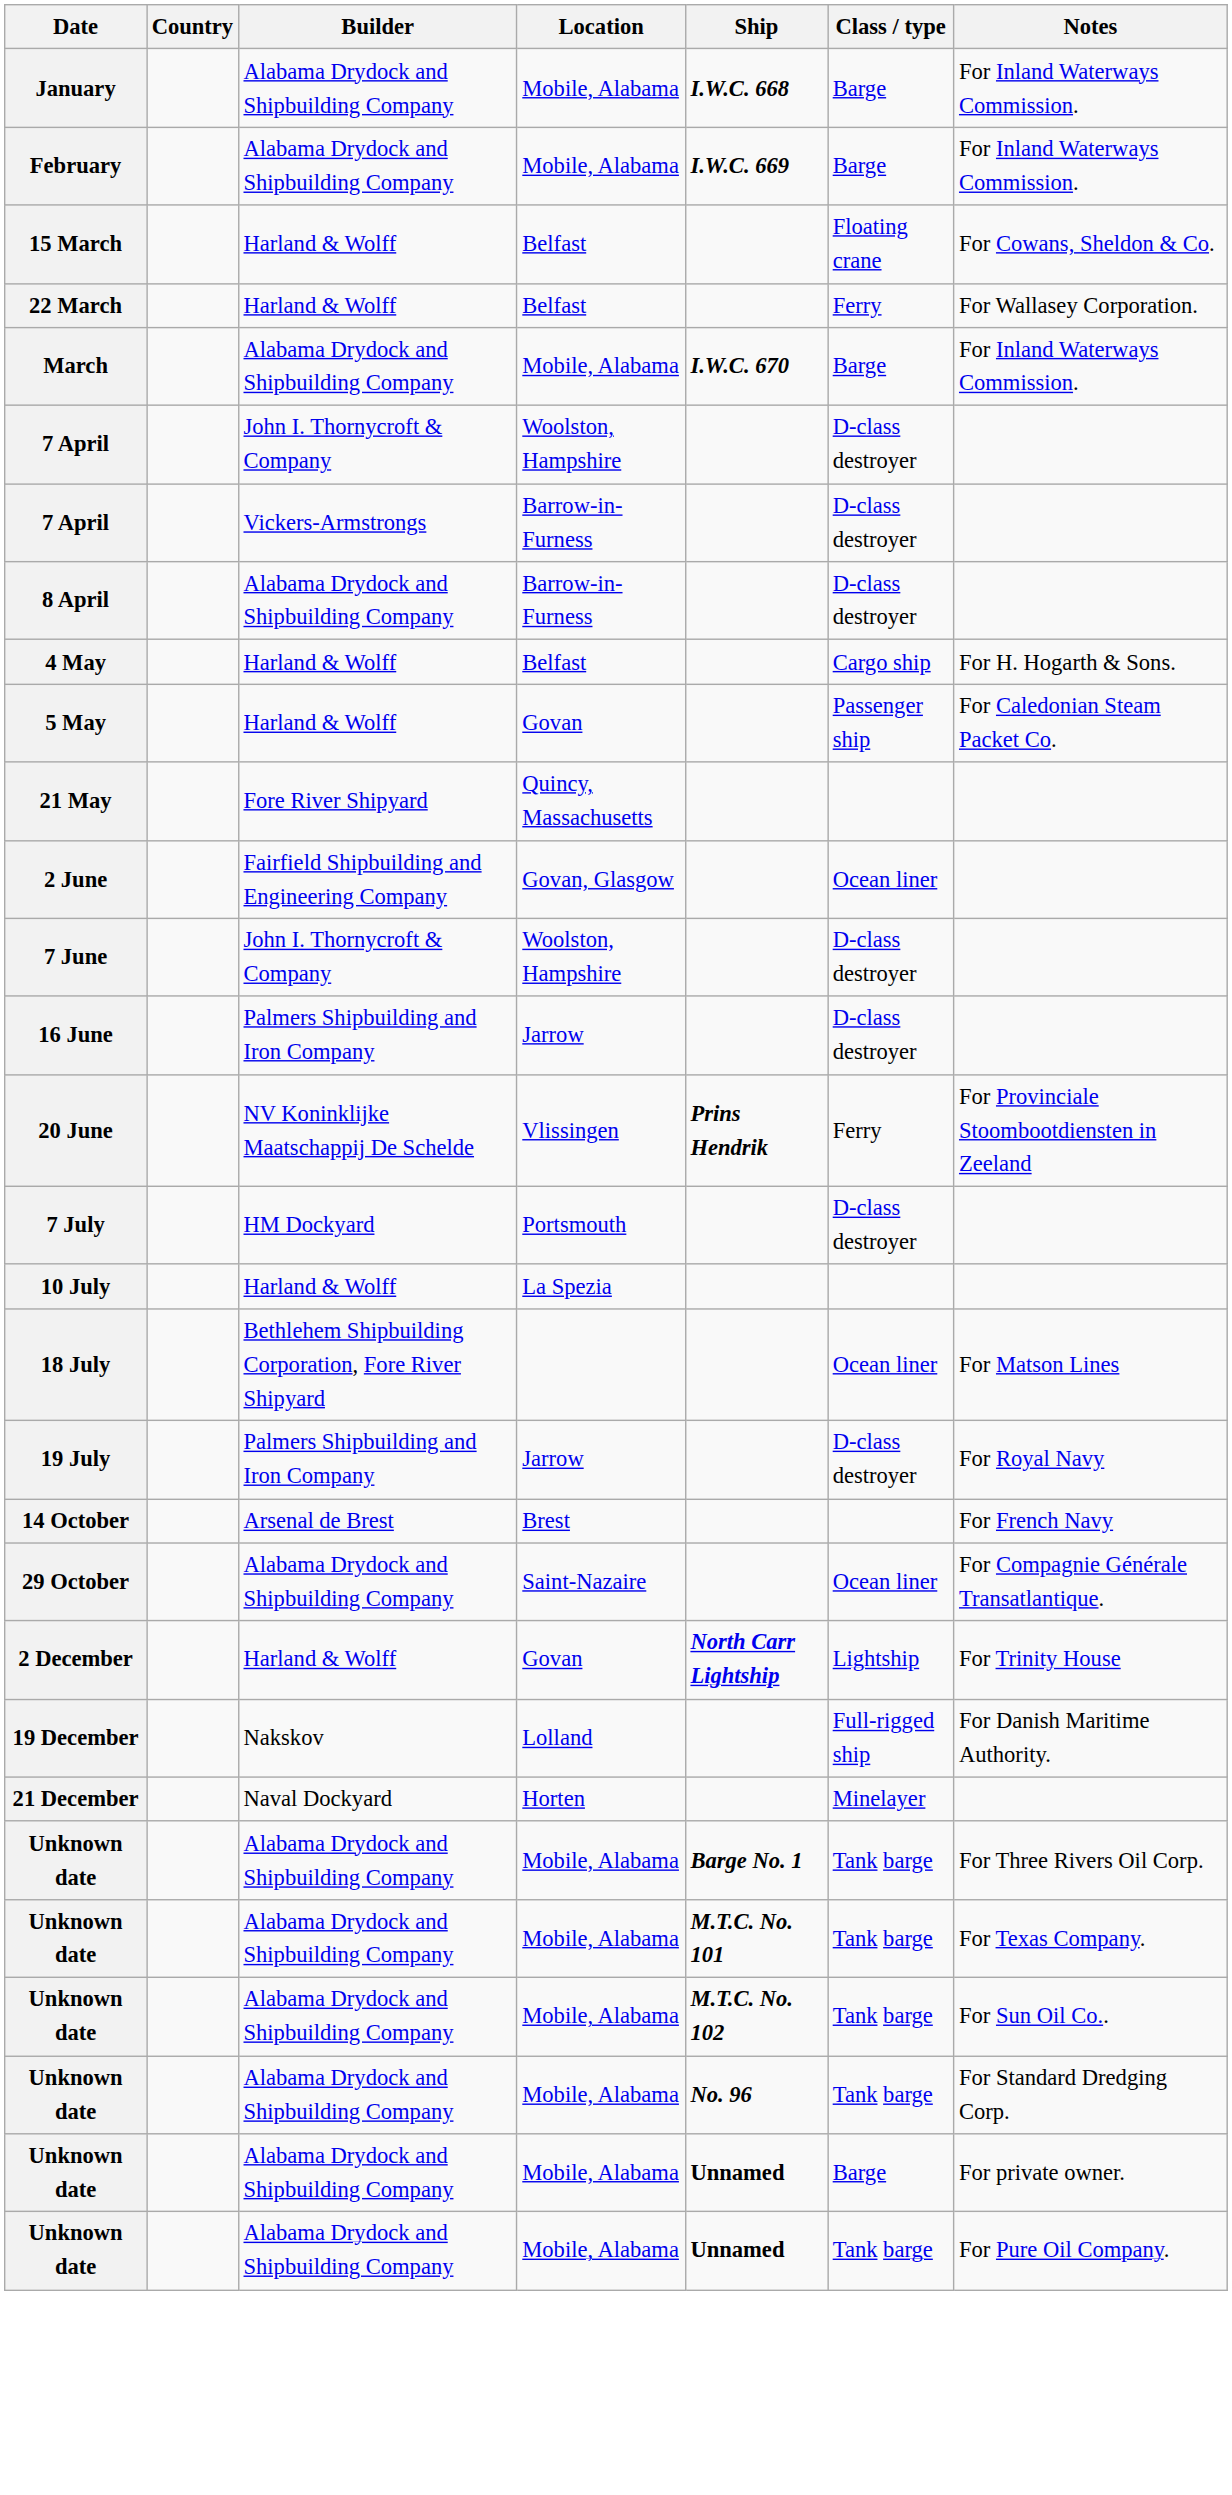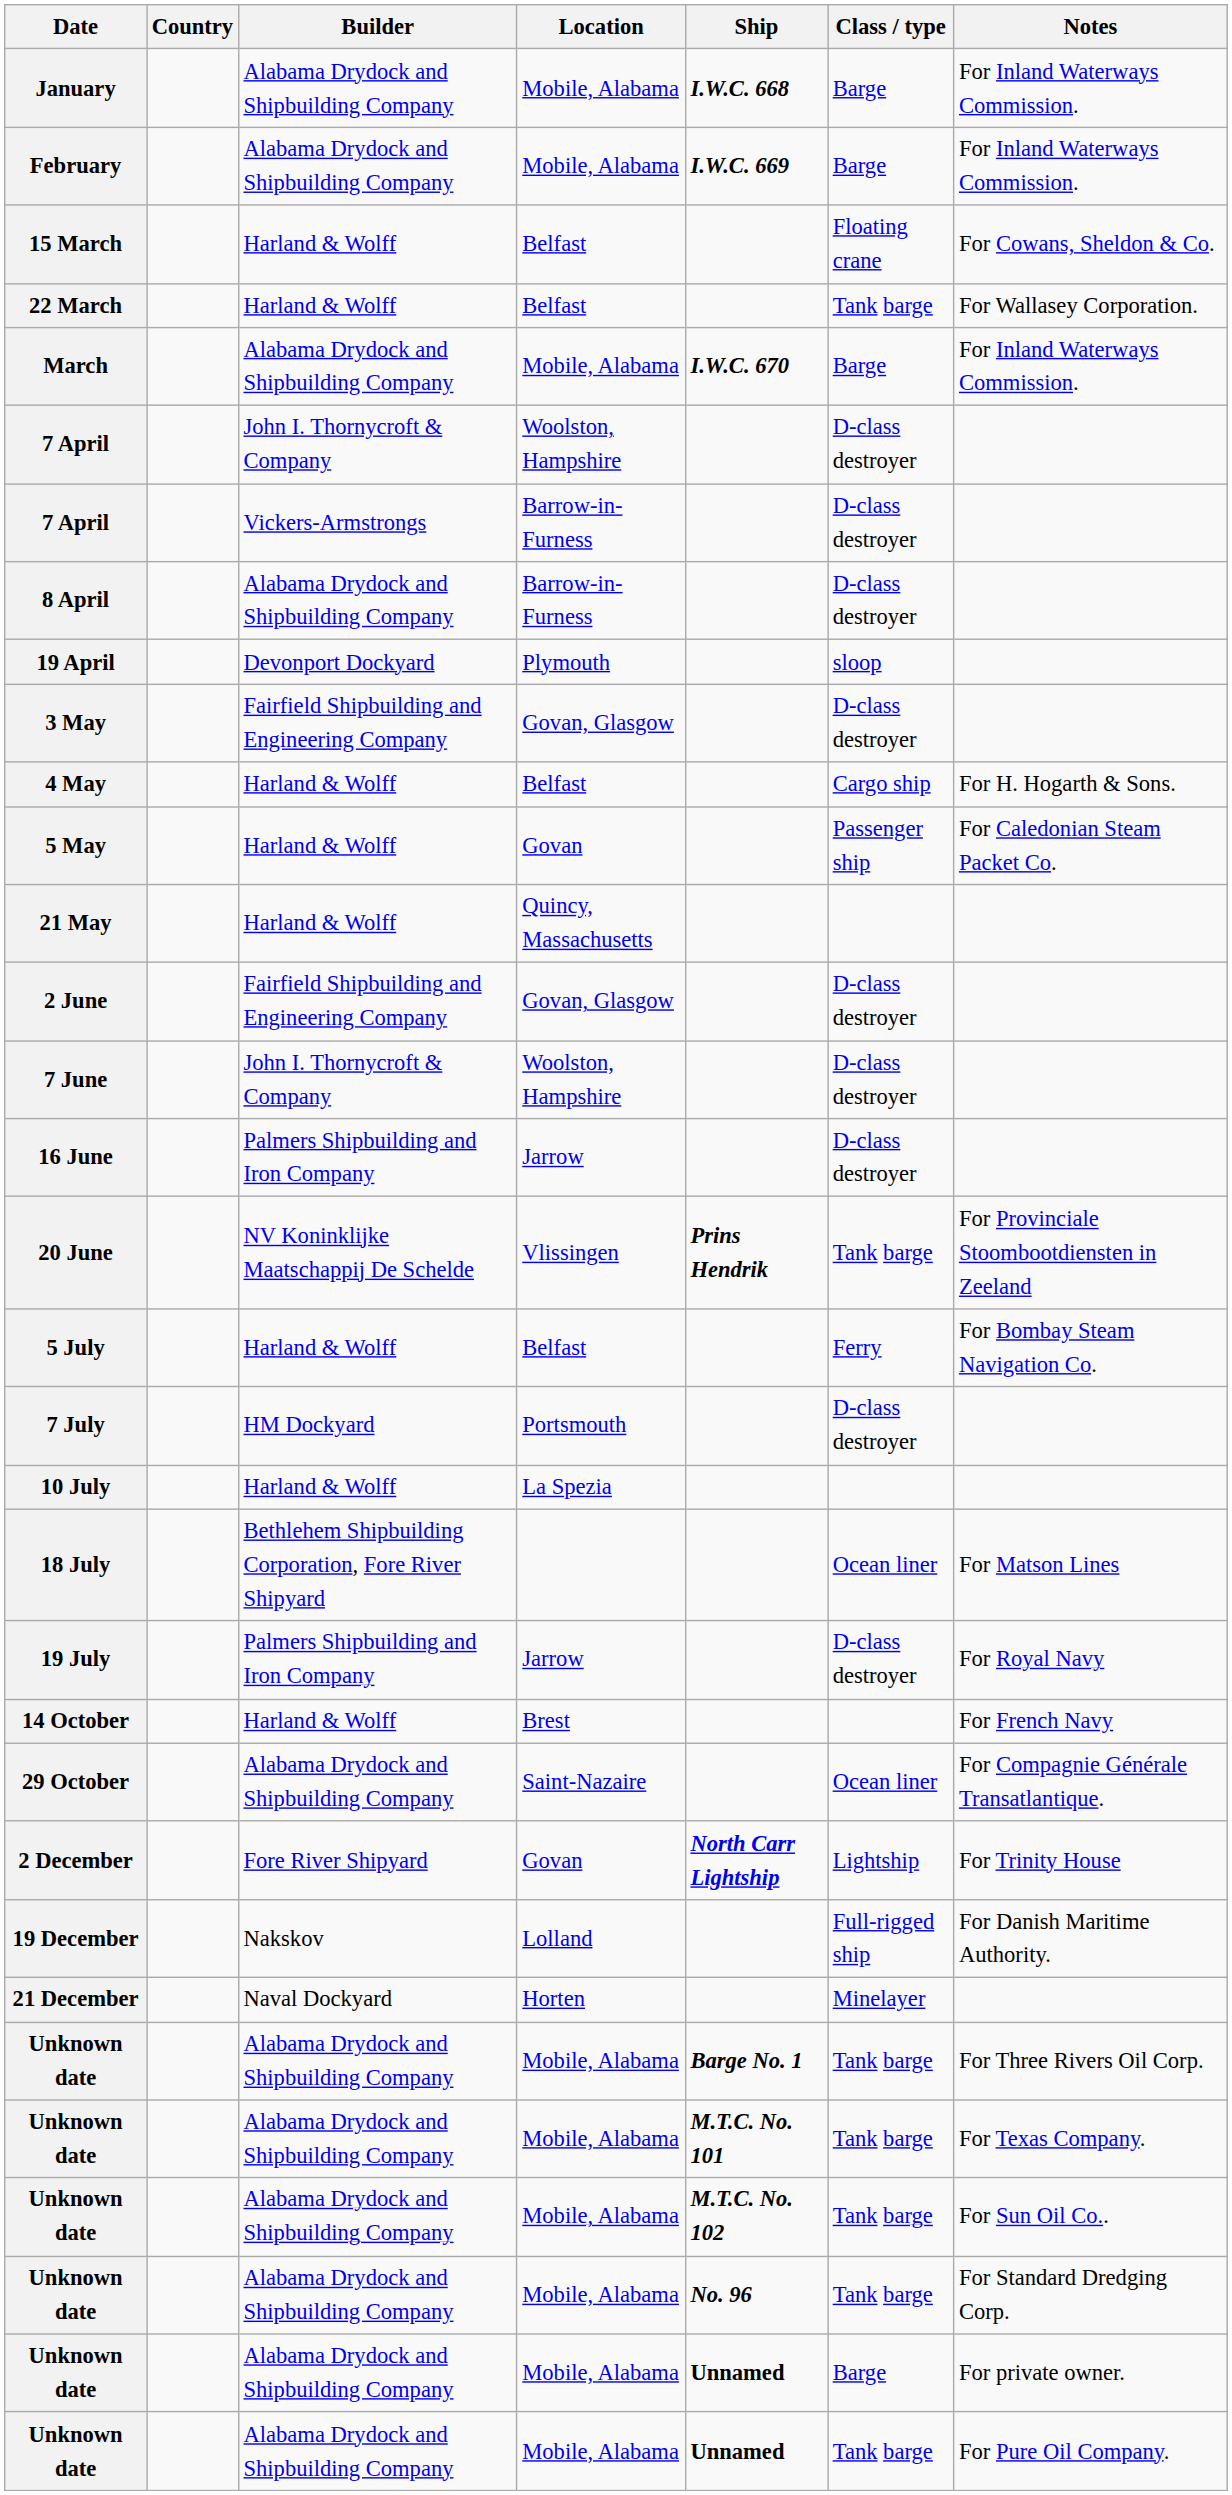(857, 305) Ferry -> (883, 305) Tank barge
+ row: (76, 661)
+ row: (76, 722)
(336, 800) Fore River Shipyard -> (320, 923) Harland & Wolff
(885, 878) Ocean liner -> (875, 1001) D-class destroyer
(857, 1130) Ferry -> (883, 1252) Tank barge
+ row: (76, 1347)
(319, 1520) Arsenal de Brest -> (320, 1720) Harland & Wolff
(320, 1659) Harland & Wolff -> (336, 1860) Fore River Shipyard
